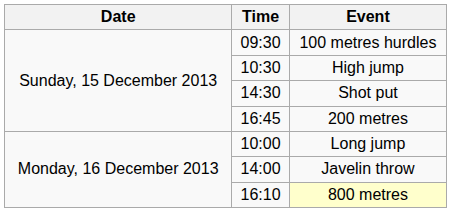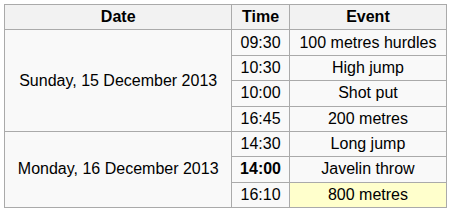(261, 93) 14:30 -> (261, 93) 10:00
(261, 144) 10:00 -> (261, 144) 14:30
(261, 169) normal -> (261, 169) bold
